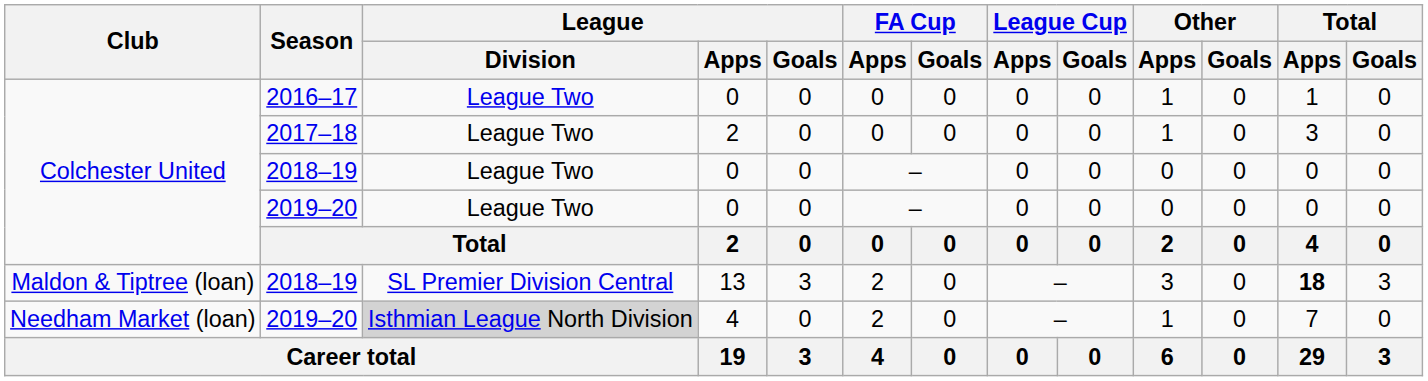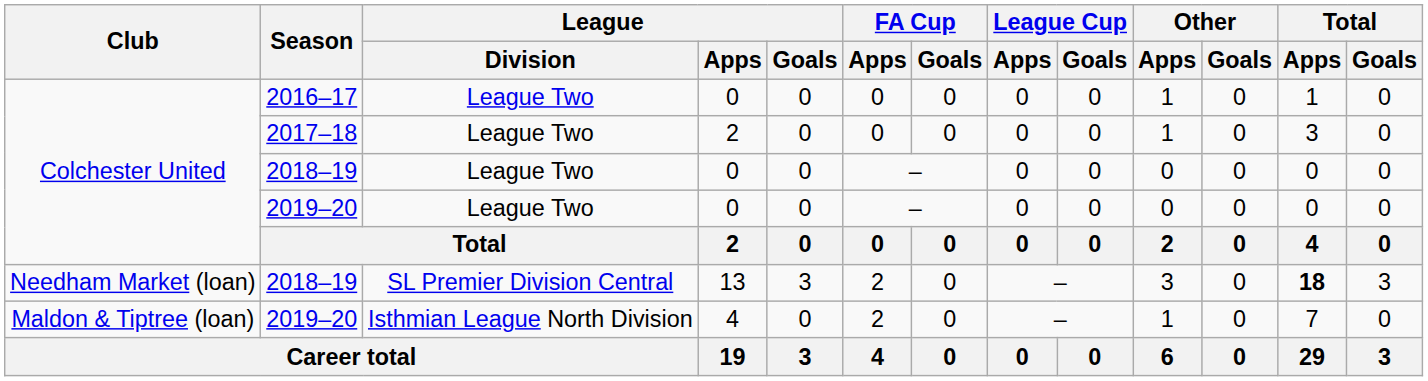(133, 282) Maldon & Tiptree (loan) -> (133, 282) Needham Market (loan)
(133, 319) Needham Market (loan) -> (133, 319) Maldon & Tiptree (loan)
(530, 319) lightgrey background -> (530, 319) no background
